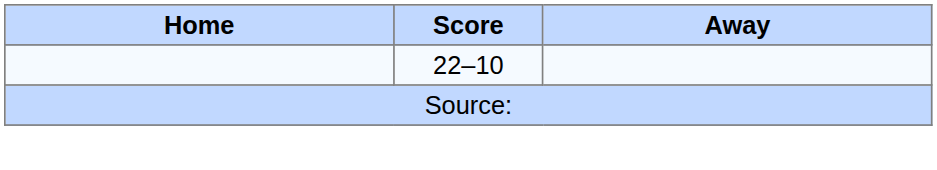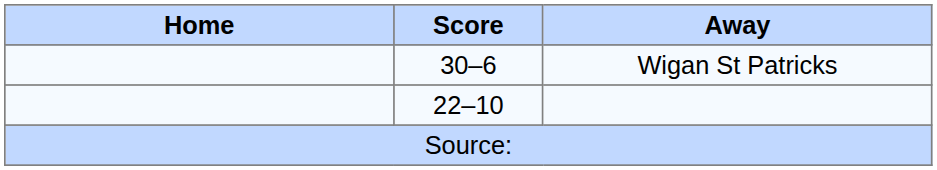+ row: (737, 65)
